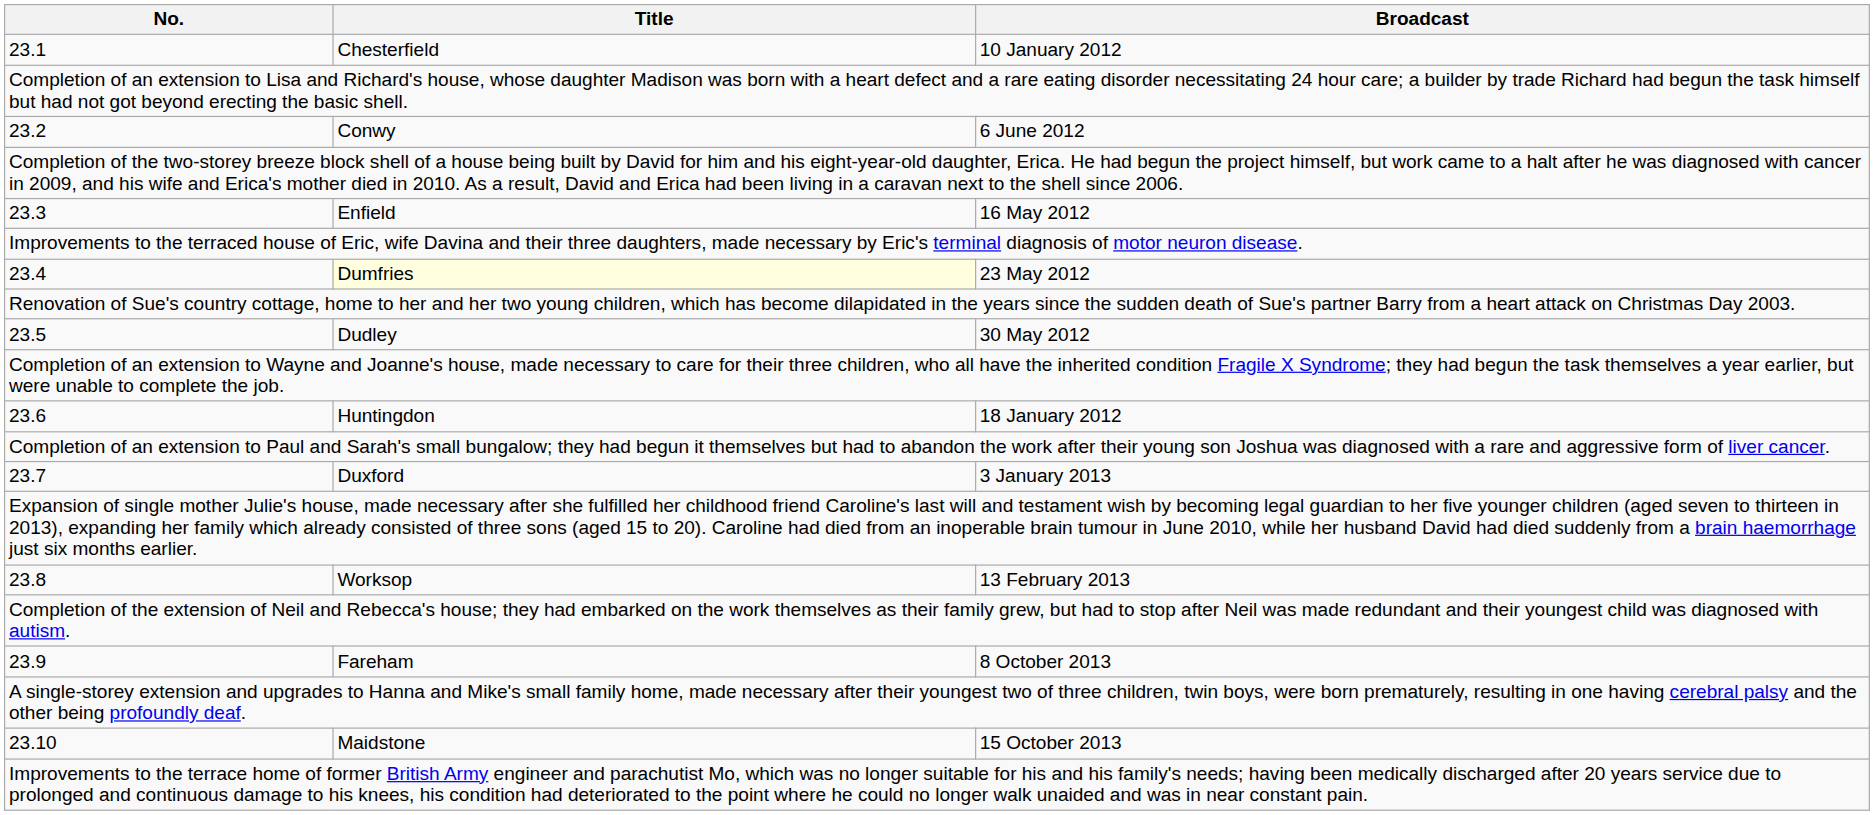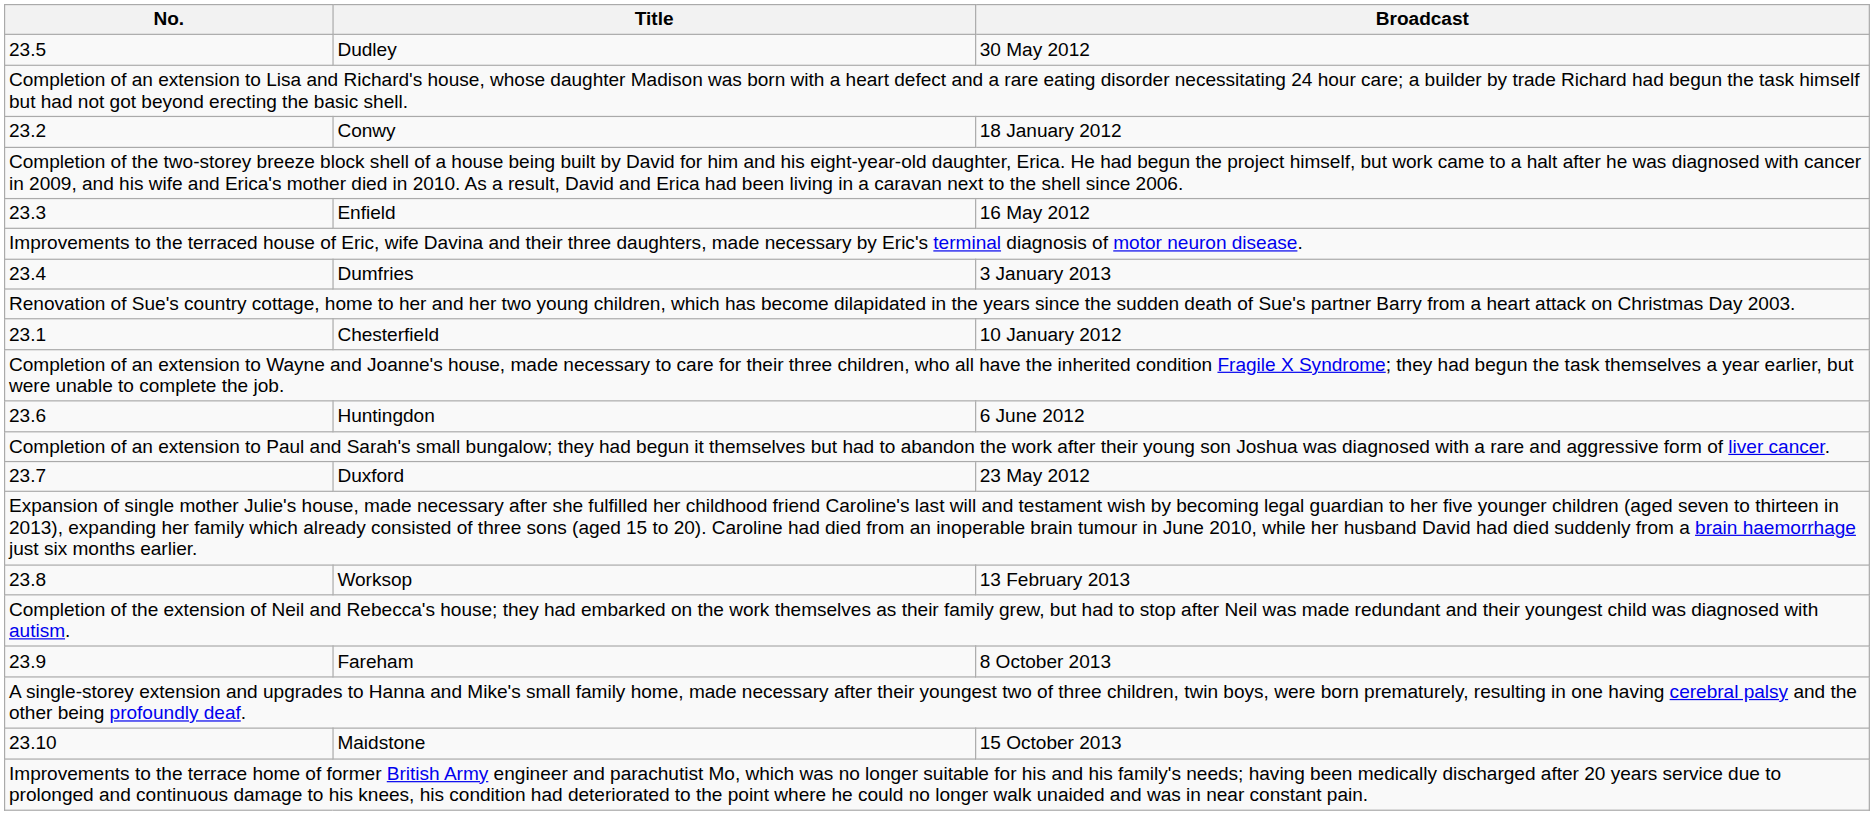rows swapped: (28, 49) <-> (28, 334)
(1032, 131) 6 June 2012 -> (1051, 131) 18 January 2012
(375, 273) lightyellow background -> (375, 273) no background
(1035, 273) 23 May 2012 -> (1045, 273) 3 January 2013
(1051, 416) 18 January 2012 -> (1032, 416) 6 June 2012
(1045, 476) 3 January 2013 -> (1035, 476) 23 May 2012
